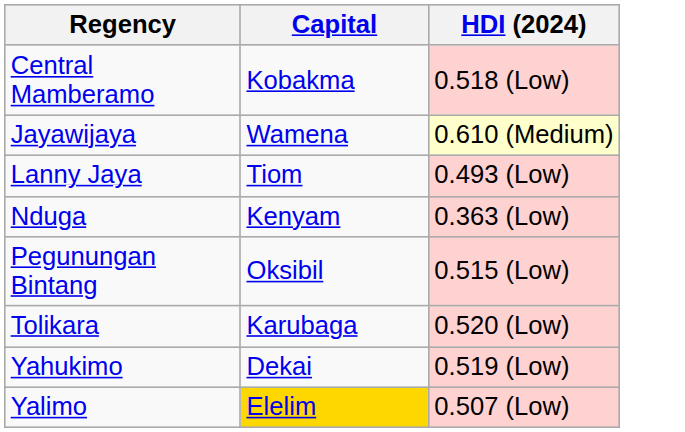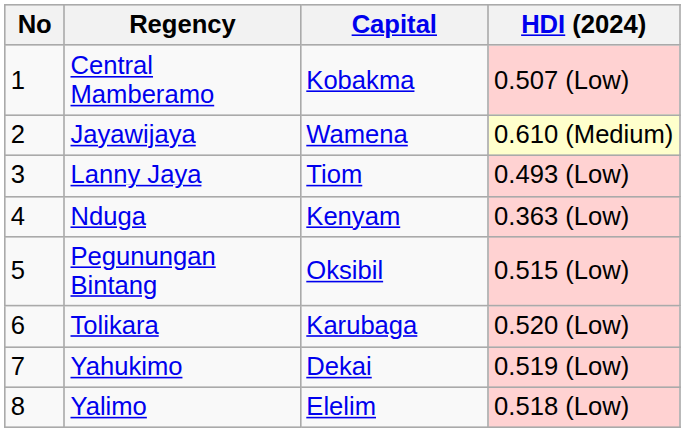+ column: (35, 24)
(502, 79) 0.518 (Low) -> (562, 79) 0.507 (Low)
(281, 407) gold background -> (341, 407) no background
(502, 407) 0.507 (Low) -> (562, 407) 0.518 (Low)
